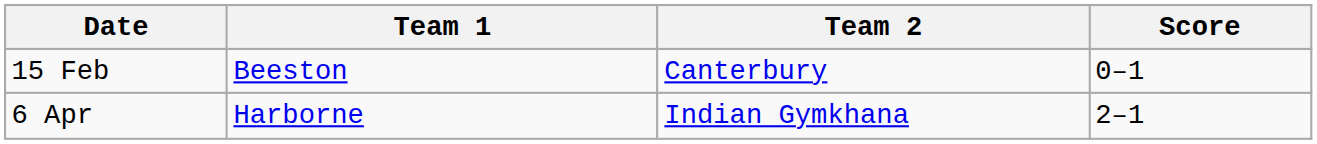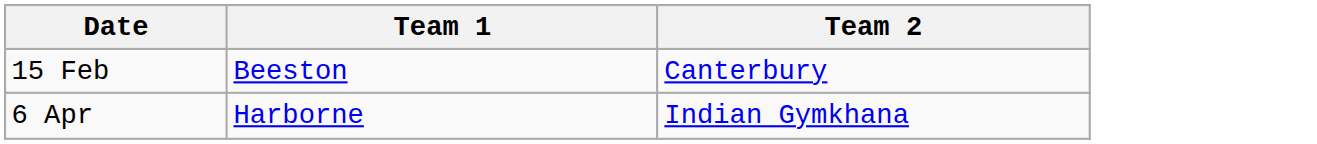- column: (1200, 27)
